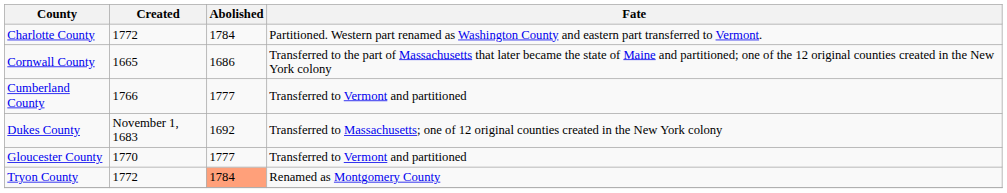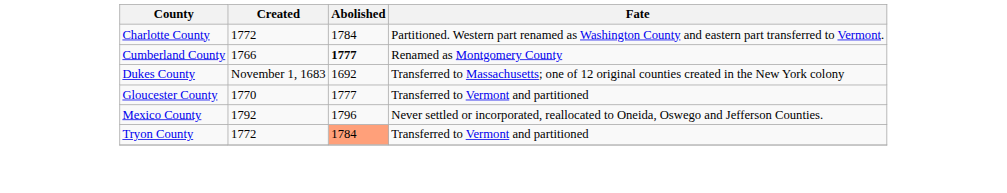- row: (51, 61)
(222, 95) normal -> (344, 54) bold
(368, 95) Transferred to Vermont and partitioned -> (477, 54) Renamed as Montgomery County
+ row: (162, 114)
(355, 177) Renamed as Montgomery County -> (490, 134) Transferred to Vermont and partitioned
